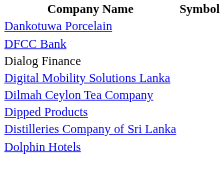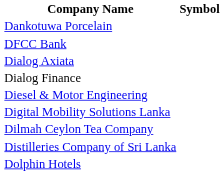+ row: (39, 60)
+ row: (76, 95)
- row: (46, 112)
